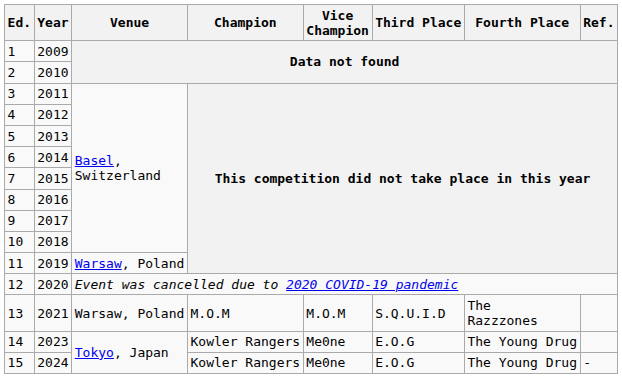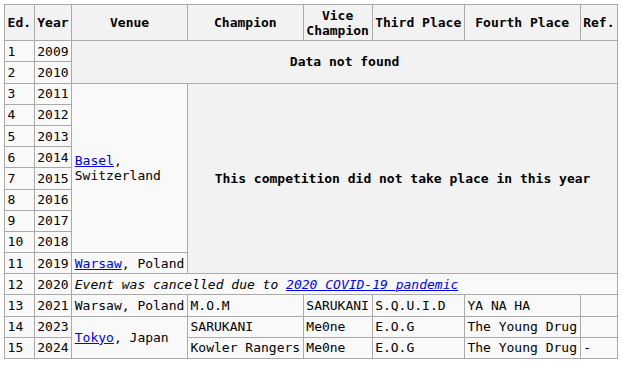(326, 313) M.O.M -> (338, 306) SARUKANI
(503, 313) The Razzzones -> (499, 306) YA NA HA
(245, 342) Kowler Rangers -> (222, 327) SARUKANI
